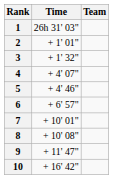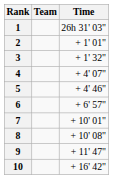columns swapped: (95, 12) <-> (56, 12)
